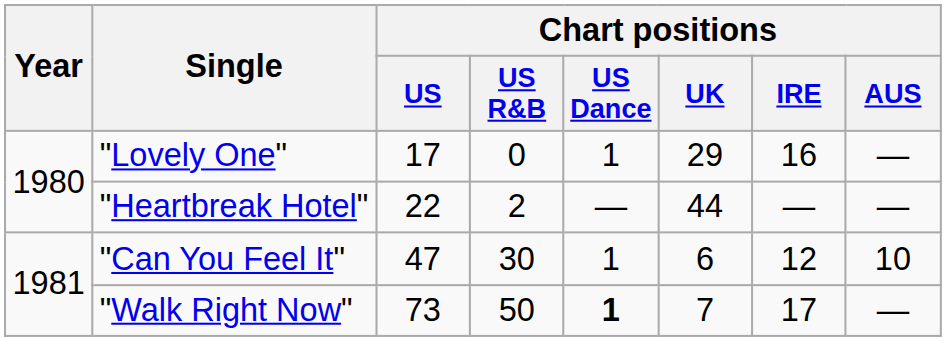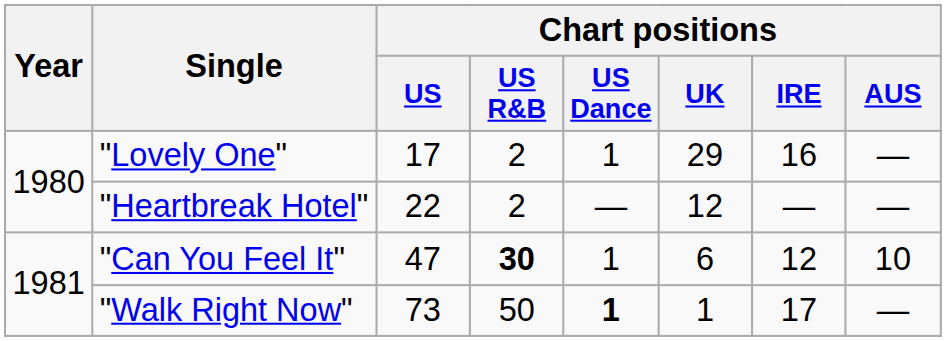(517, 155) 0 -> (517, 155) 2
(705, 206) 44 -> (705, 206) 12
(517, 258) normal -> (517, 258) bold
(705, 310) 7 -> (705, 310) 1
